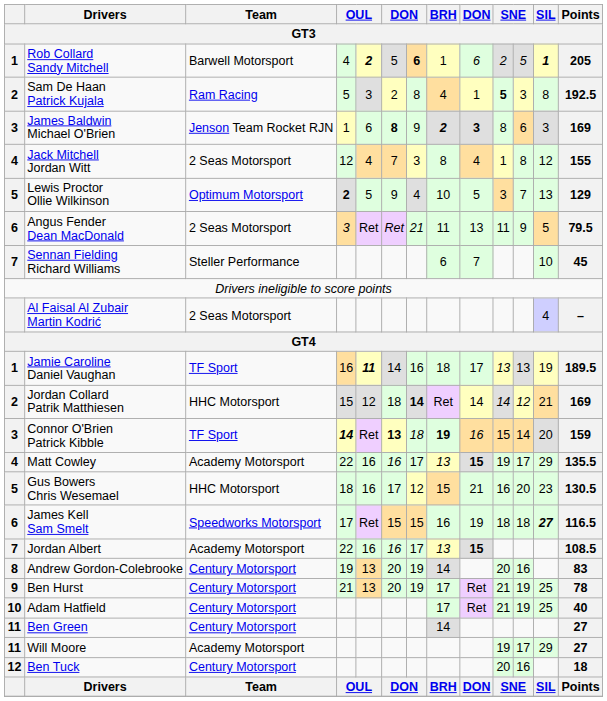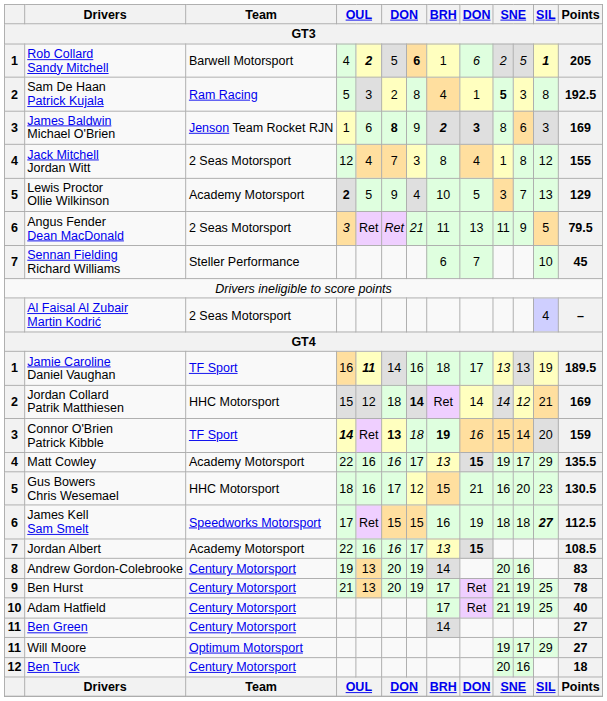(246, 194) Optimum Motorsport -> (247, 194) Academy Motorsport
(581, 522) 116.5 -> (581, 522) 112.5
(247, 647) Academy Motorsport -> (246, 647) Optimum Motorsport
